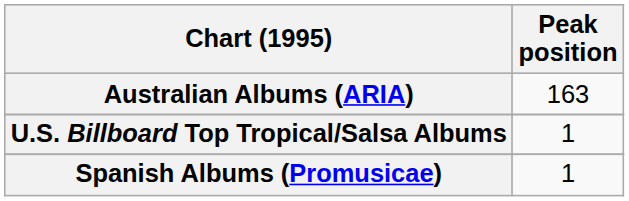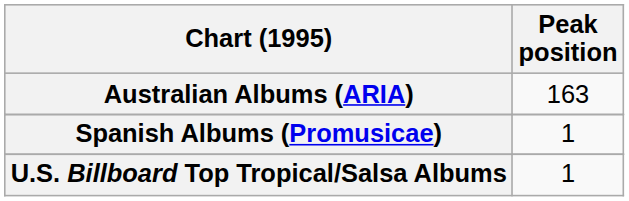rows swapped: (259, 174) <-> (259, 133)
